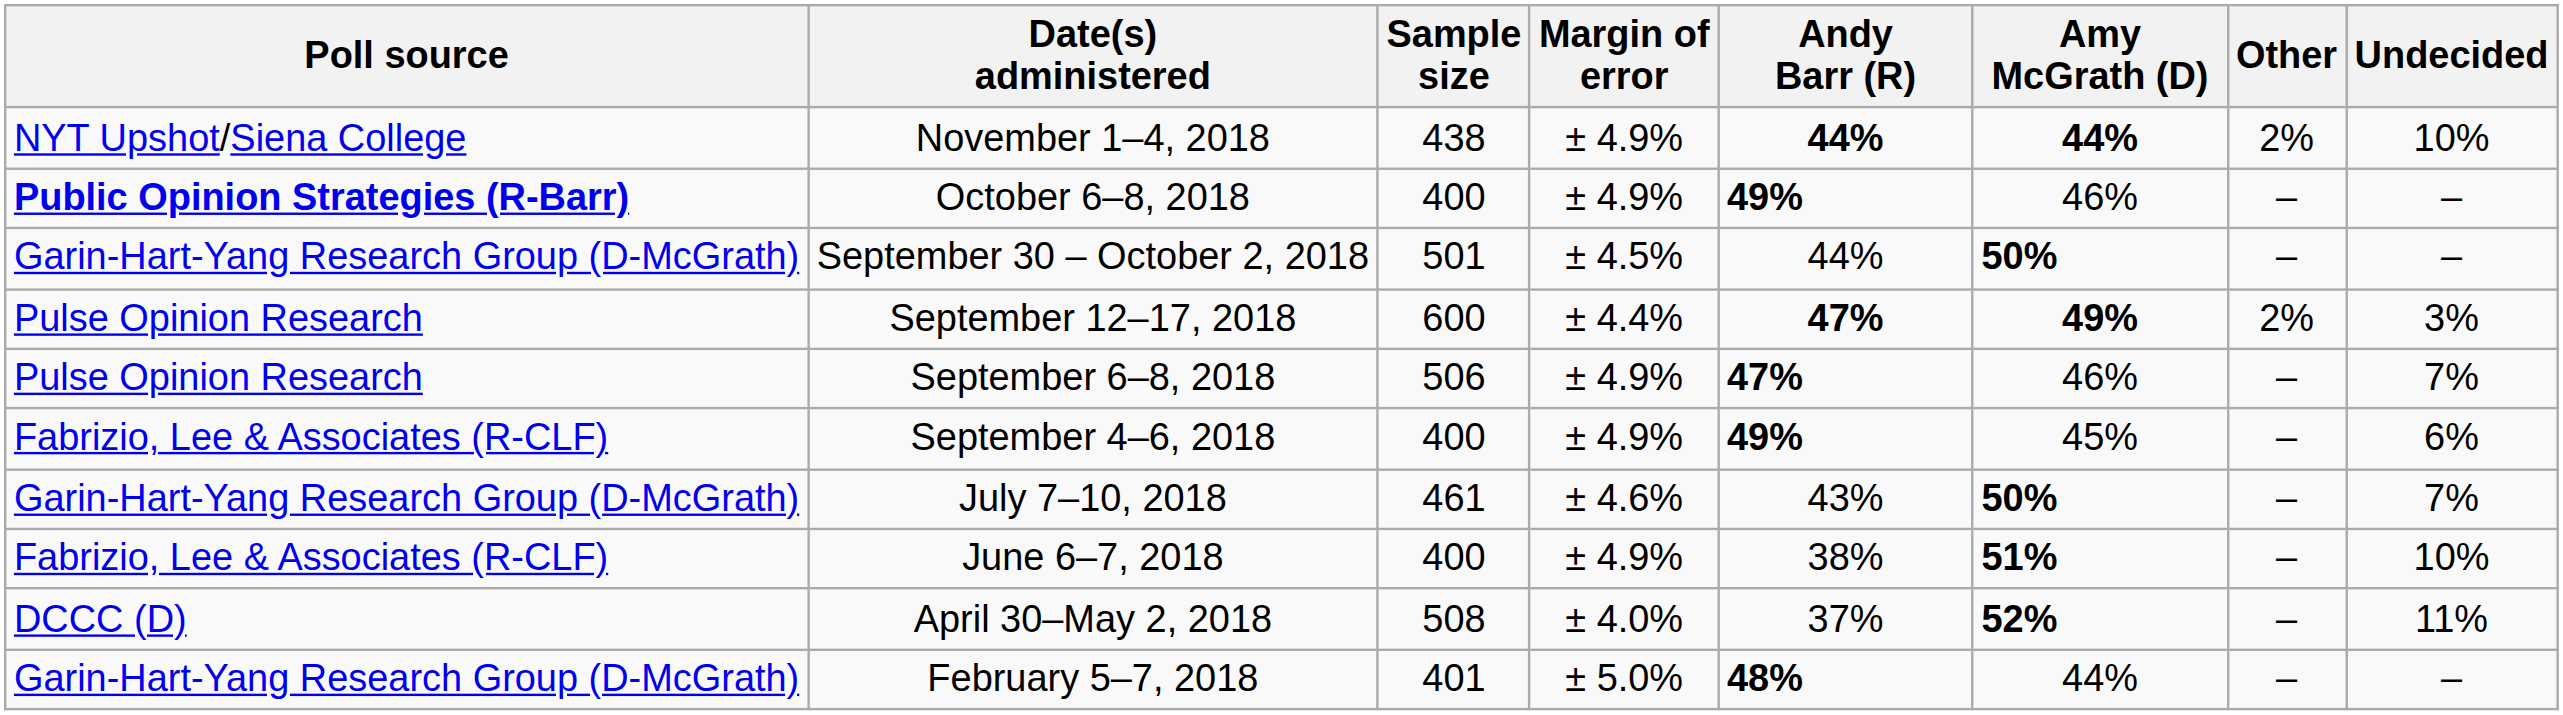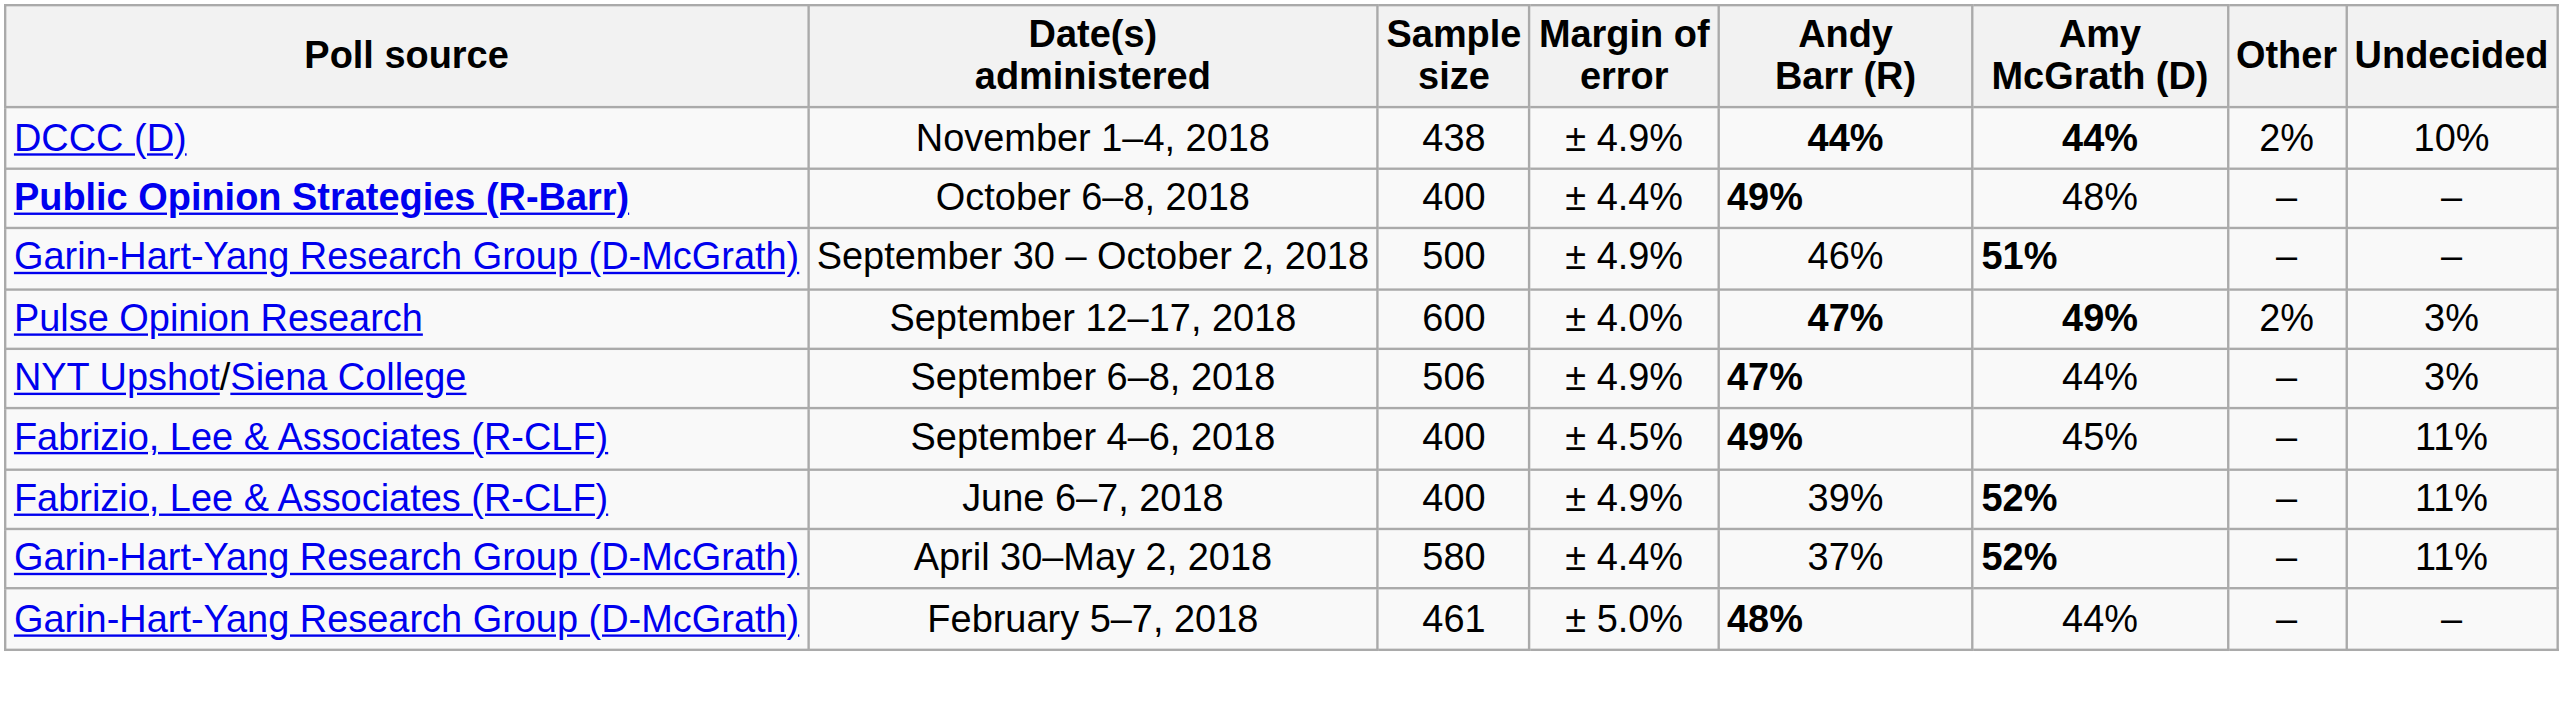(240, 137) NYT Upshot/Siena College -> (100, 137) DCCC (D)
(1624, 197) ± 4.9% -> (1624, 197) ± 4.4%
(2100, 197) 46% -> (2100, 197) 48%
(1454, 257) 501 -> (1454, 257) 500
(1624, 257) ± 4.5% -> (1624, 257) ± 4.9%
(1846, 257) 44% -> (1846, 257) 46%
(2019, 257) 50% -> (2019, 257) 51%
(1624, 317) ± 4.4% -> (1624, 317) ± 4.0%
(218, 377) Pulse Opinion Research -> (240, 377) NYT Upshot/Siena College
(2100, 377) 46% -> (2100, 377) 44%
(2452, 377) 7% -> (2452, 377) 3%
(1624, 438) ± 4.9% -> (1624, 438) ± 4.5%
(2452, 438) 6% -> (2452, 438) 11%
- row: (1093, 498)
(1846, 558) 38% -> (1846, 498) 39%
(2019, 558) 51% -> (2019, 498) 52%
(2452, 558) 10% -> (2452, 498) 11%
(100, 618) DCCC (D) -> (407, 558) Garin-Hart-Yang Research Group (D-McGrath)
(1454, 618) 508 -> (1454, 558) 580
(1624, 618) ± 4.0% -> (1624, 558) ± 4.4%
(1454, 678) 401 -> (1454, 618) 461
